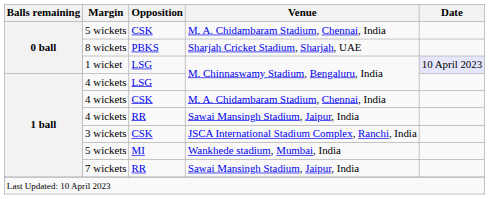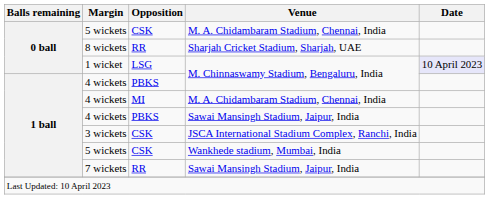(145, 47) PBKS -> (139, 47) RR
(142, 82) LSG -> (145, 82) PBKS
(142, 99) CSK -> (138, 99) MI
(139, 116) RR -> (145, 116) PBKS
(138, 151) MI -> (142, 151) CSK
